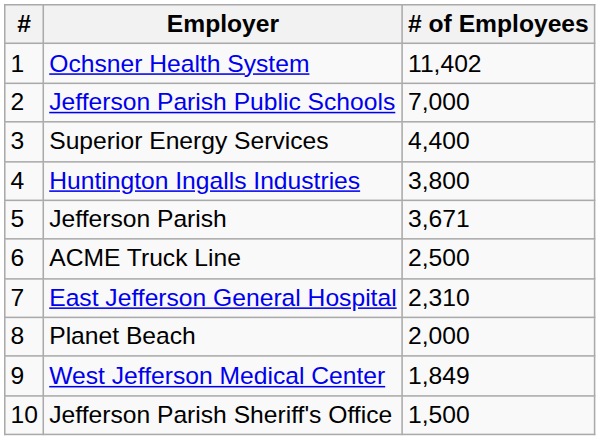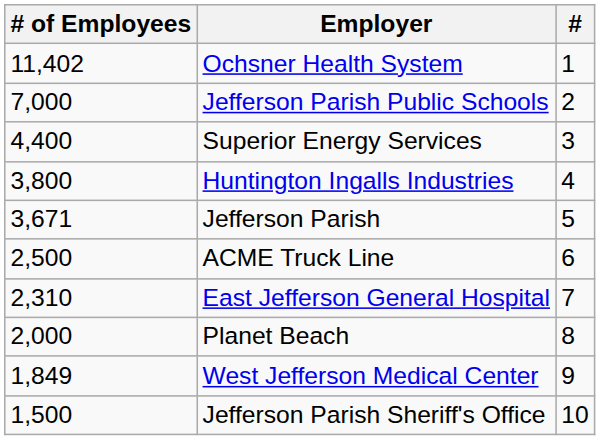columns swapped: (24, 24) <-> (498, 24)
